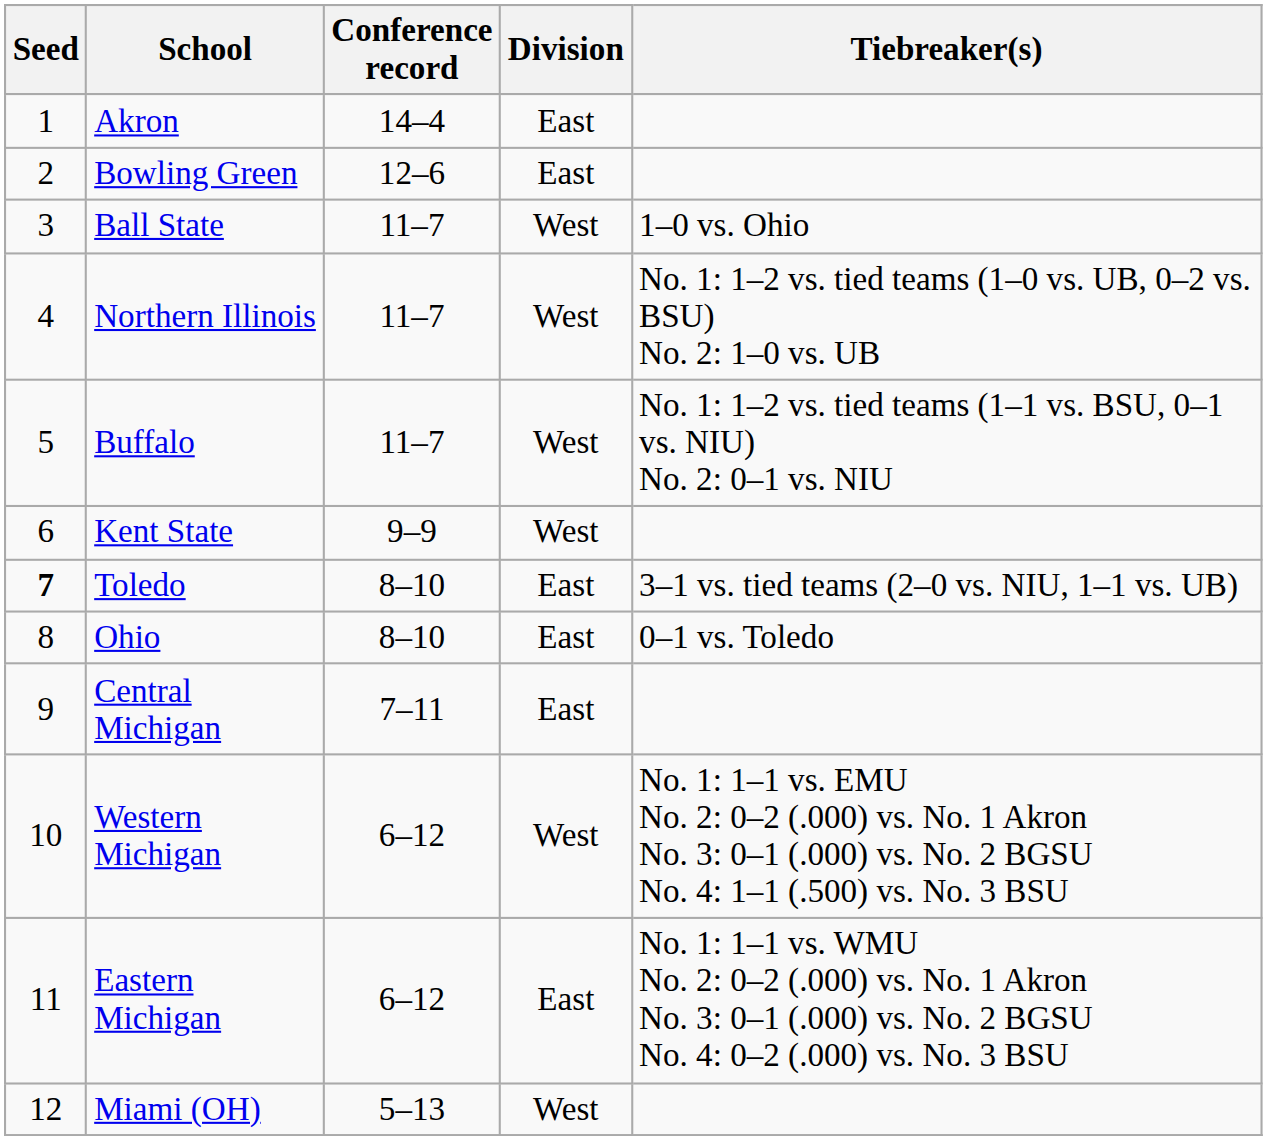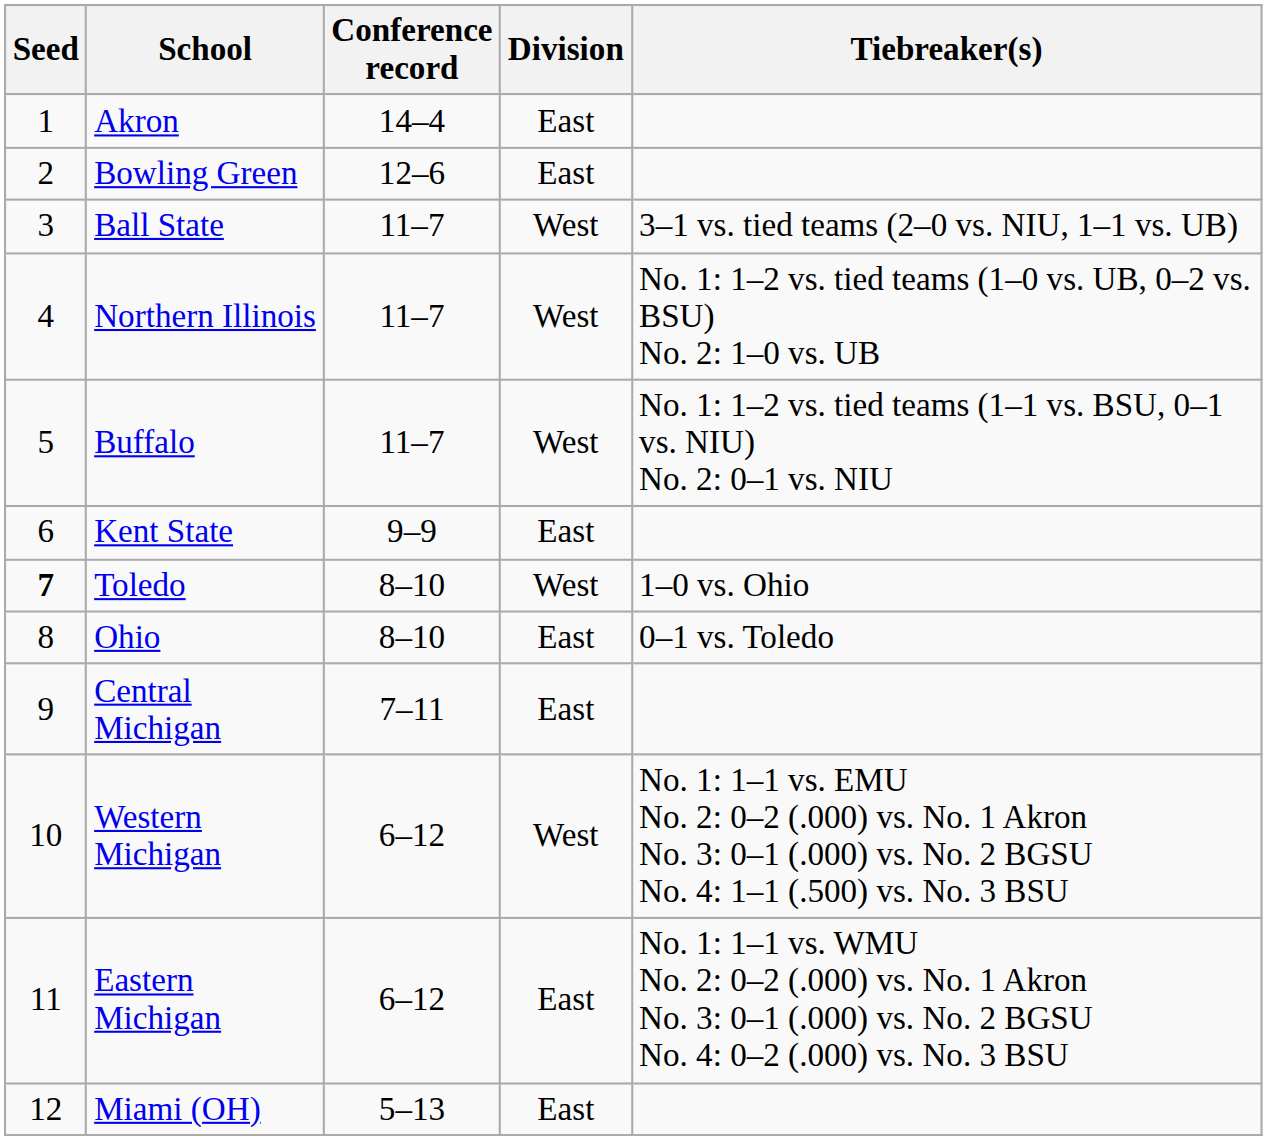(724, 225) 1–0 vs. Ohio -> (939, 225) 3–1 vs. tied teams (2–0 vs. NIU, 1–1 vs. UB)
(566, 532) West -> (566, 532) East
(566, 584) East -> (566, 584) West
(939, 584) 3–1 vs. tied teams (2–0 vs. NIU, 1–1 vs. UB) -> (724, 584) 1–0 vs. Ohio
(566, 1108) West -> (566, 1108) East
